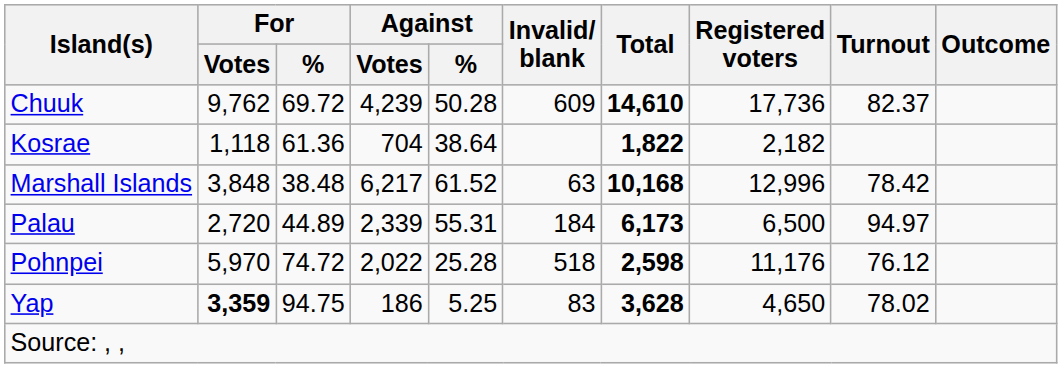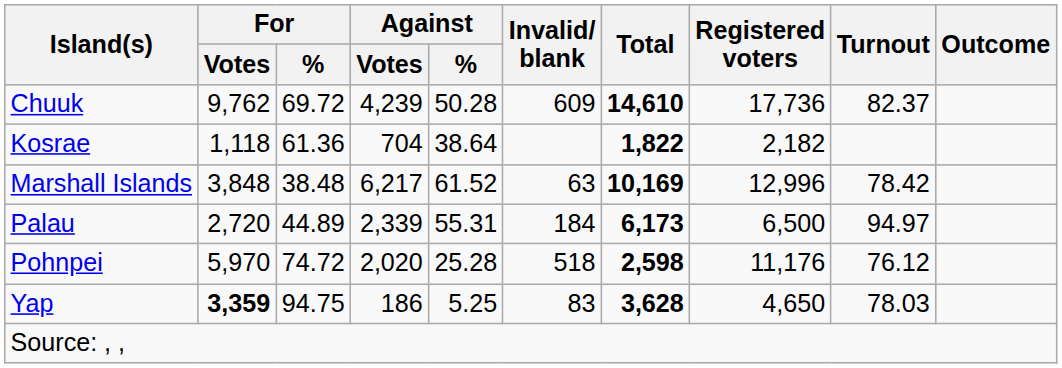(645, 183) 10,168 -> (645, 183) 10,169
(391, 263) 2,022 -> (391, 263) 2,020
(898, 303) 78.02 -> (898, 303) 78.03
